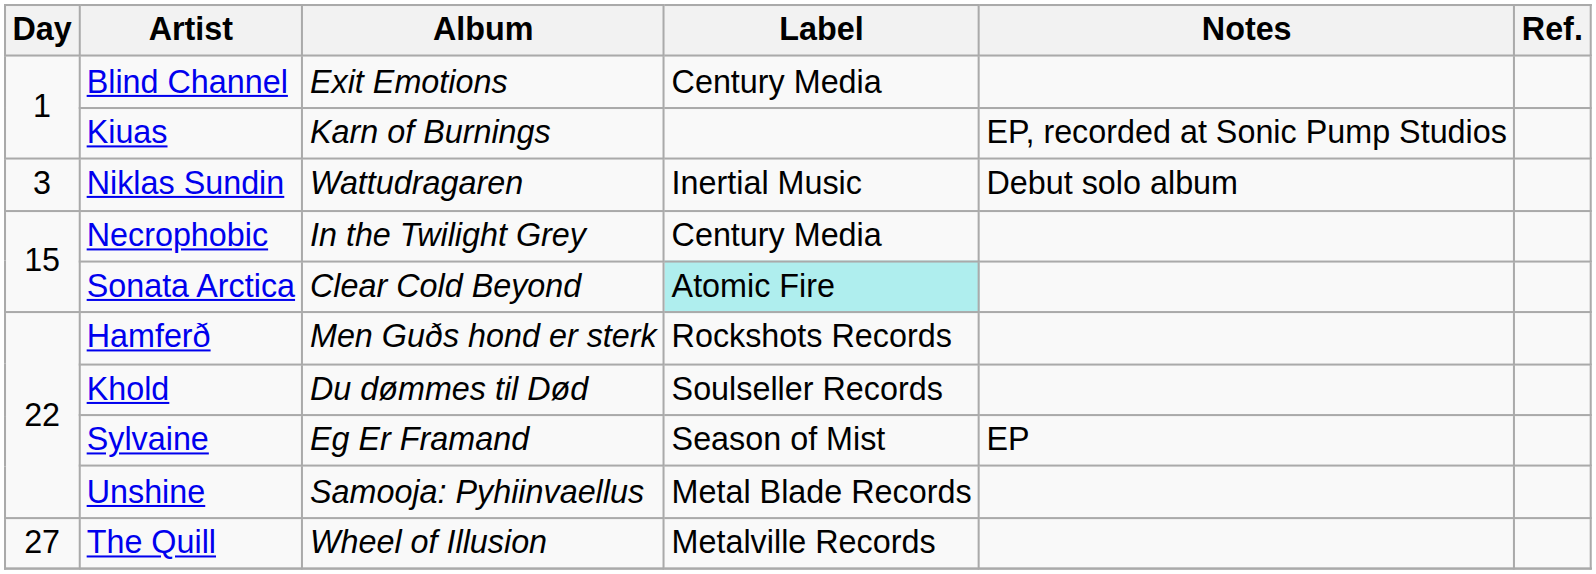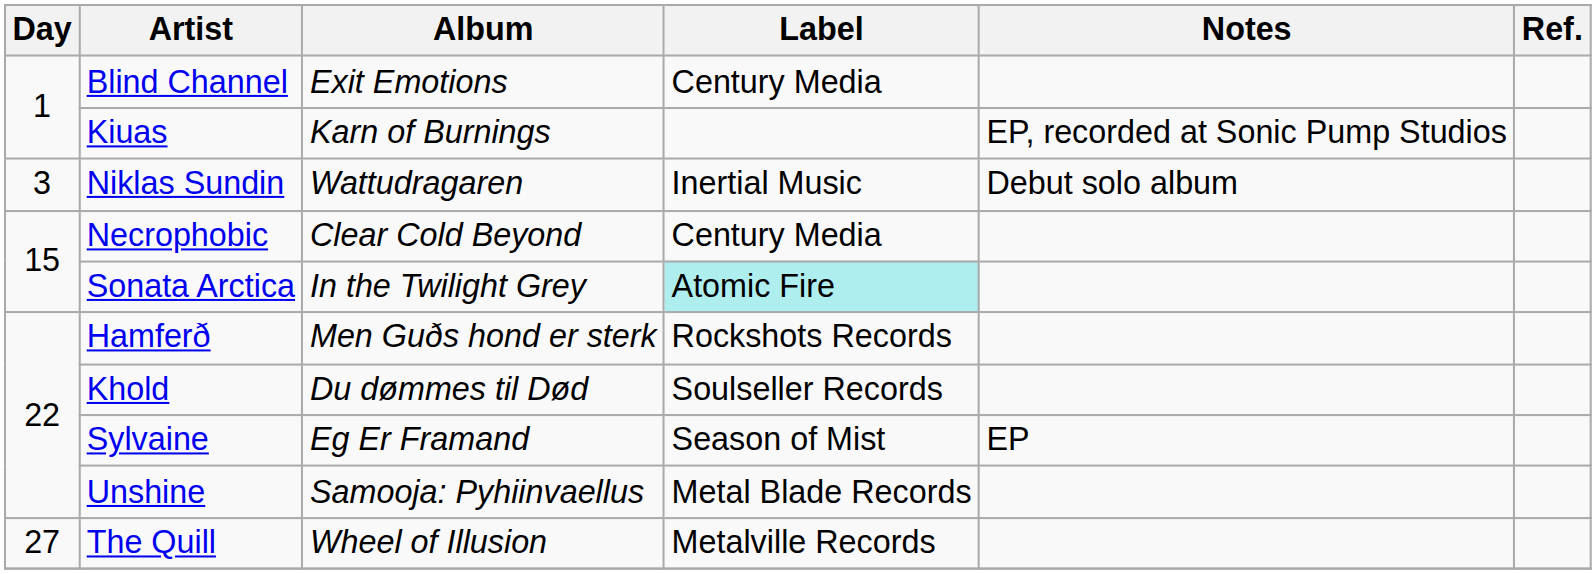(448, 235) In the Twilight Grey -> (446, 235) Clear Cold Beyond
(446, 286) Clear Cold Beyond -> (448, 286) In the Twilight Grey
